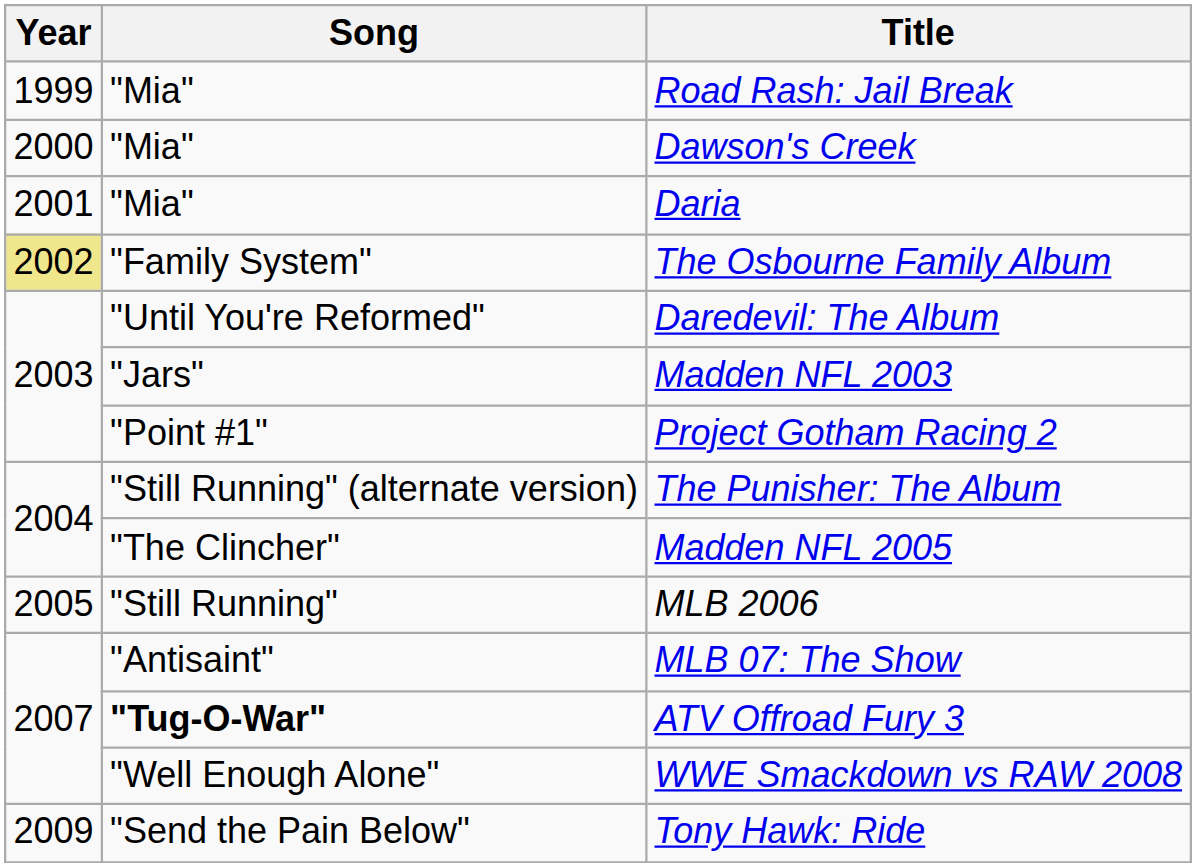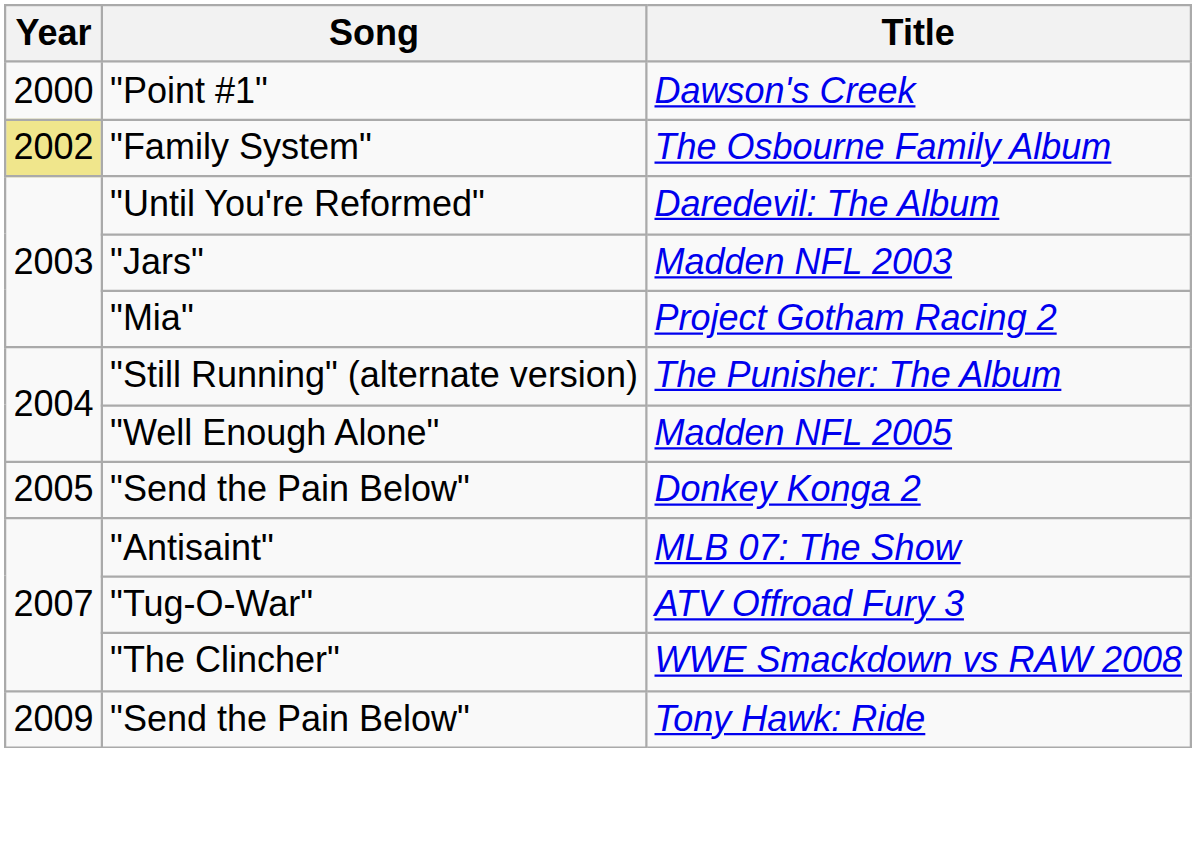- row: (834, 90)
(152, 147) "Mia" -> (189, 90) "Point #1"
- row: (698, 204)
(189, 432) "Point #1" -> (152, 318) "Mia"
(225, 546) "The Clincher" -> (275, 432) "Well Enough Alone"
+ row: (788, 489)
- row: (737, 603)
(218, 718) bold -> (212, 603) normal
(275, 775) "Well Enough Alone" -> (225, 661) "The Clincher"
